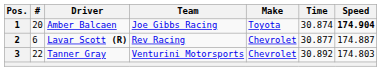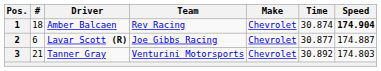(38, 26) 20 -> (38, 26) 18
(175, 26) Joe Gibbs Racing -> (158, 26) Rev Racing
(264, 26) Toyota -> (272, 26) Chevrolet
(158, 41) Rev Racing -> (175, 41) Joe Gibbs Racing
(38, 55) 22 -> (38, 55) 21
